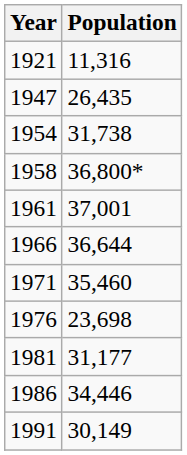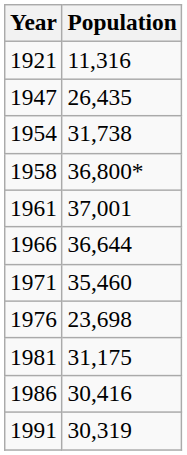(100, 356) 31,177 -> (100, 356) 31,175
(100, 393) 34,446 -> (100, 393) 30,416
(100, 430) 30,149 -> (100, 430) 30,319
